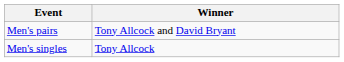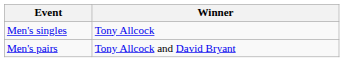rows swapped: (37, 48) <-> (32, 30)
